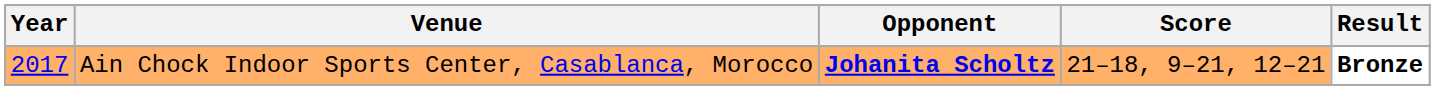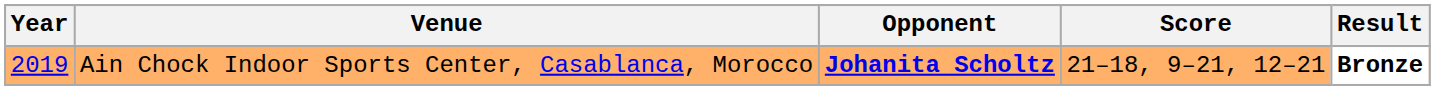(40, 65) 2017 -> (40, 65) 2019
